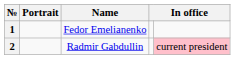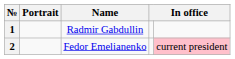(105, 29) Fedor Emelianenko -> (105, 29) Radmir Gabdullin
(105, 46) Radmir Gabdullin -> (105, 46) Fedor Emelianenko
